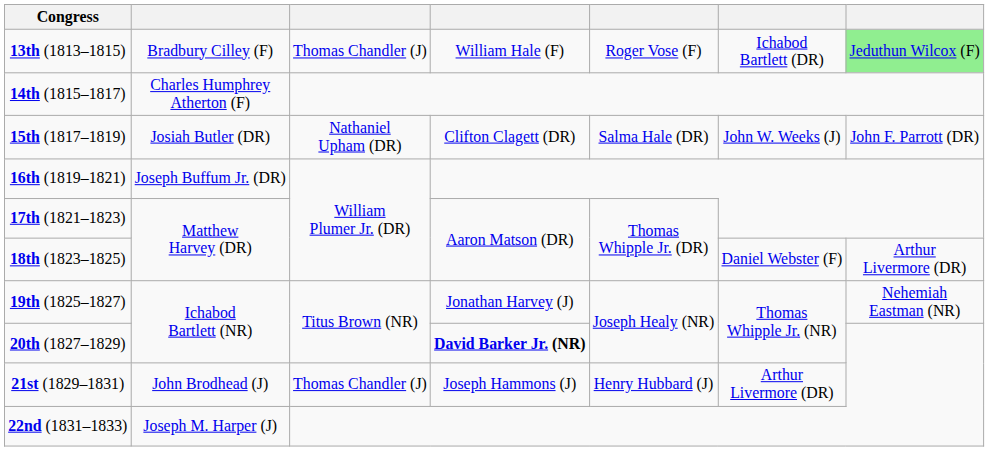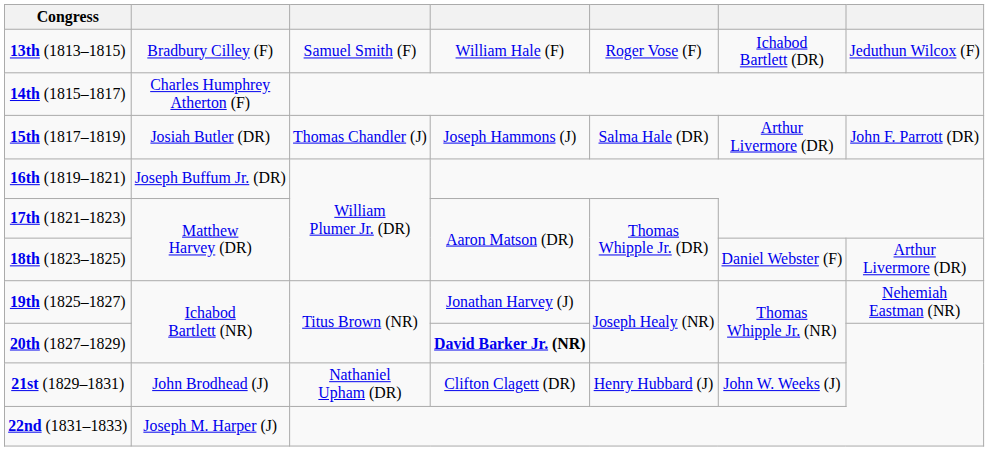(360, 51) Thomas Chandler (J) -> (360, 51) Samuel Smith (F)
(915, 51) lightgreen background -> (915, 51) no background
(360, 136) Nathaniel Upham (DR) -> (360, 136) Thomas Chandler (J)
(510, 136) Clifton Clagett (DR) -> (510, 136) Joseph Hammons (J)
(782, 136) John W. Weeks (J) -> (782, 136) Arthur Livermore (DR)
(360, 384) Thomas Chandler (J) -> (360, 384) Nathaniel Upham (DR)
(510, 384) Joseph Hammons (J) -> (510, 384) Clifton Clagett (DR)
(782, 384) Arthur Livermore (DR) -> (782, 384) John W. Weeks (J)
